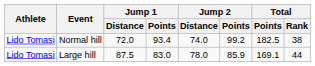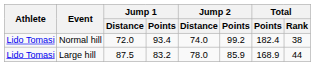(268, 41) 182.5 -> (268, 41) 182.4
(162, 55) 83.0 -> (162, 55) 83.2
(268, 55) 169.1 -> (268, 55) 168.9
